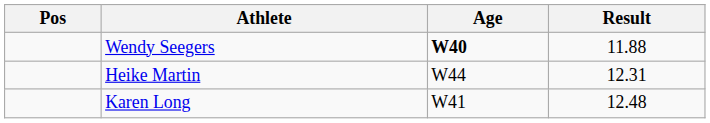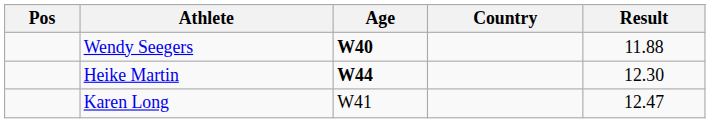+ column: (505, 18)
(449, 74) normal -> (355, 74) bold
(627, 74) 12.31 -> (644, 74) 12.30
(627, 103) 12.48 -> (644, 103) 12.47
